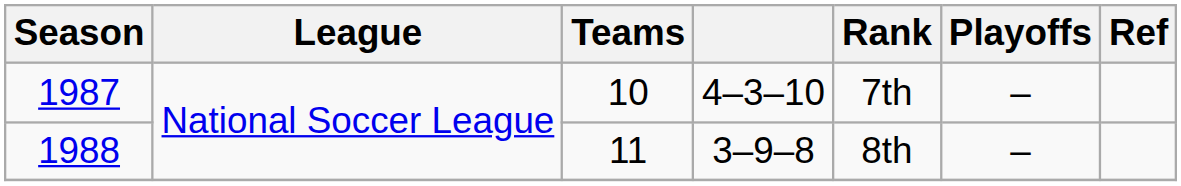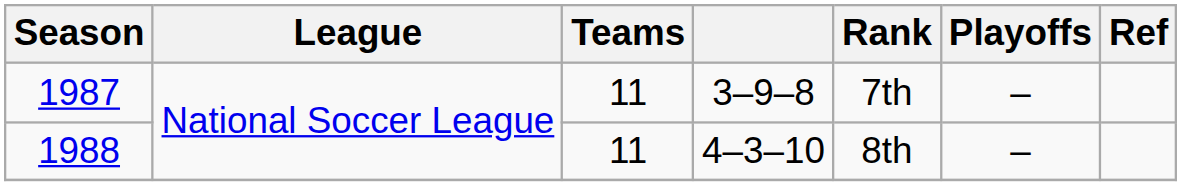(628, 92) 10 -> (628, 92) 11
(764, 92) 4–3–10 -> (764, 92) 3–9–8
(764, 150) 3–9–8 -> (764, 150) 4–3–10
